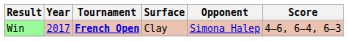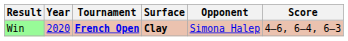(58, 28) 2017 -> (58, 28) 2020
(156, 28) normal -> (156, 28) bold
